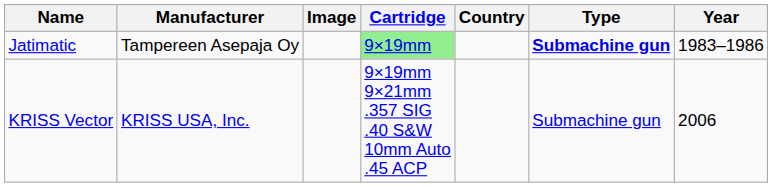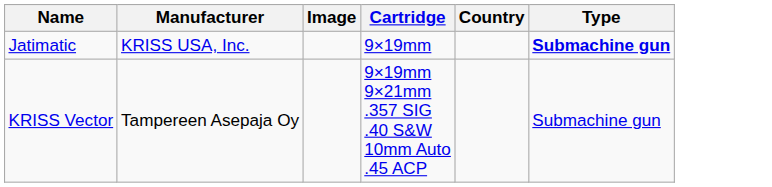- column: (721, 18)
(210, 45) Tampereen Asepaja Oy -> (185, 45) KRISS USA, Inc.
(398, 45) lightgreen background -> (398, 45) no background
(185, 120) KRISS USA, Inc. -> (210, 120) Tampereen Asepaja Oy
